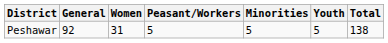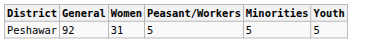- column: (365, 13)
